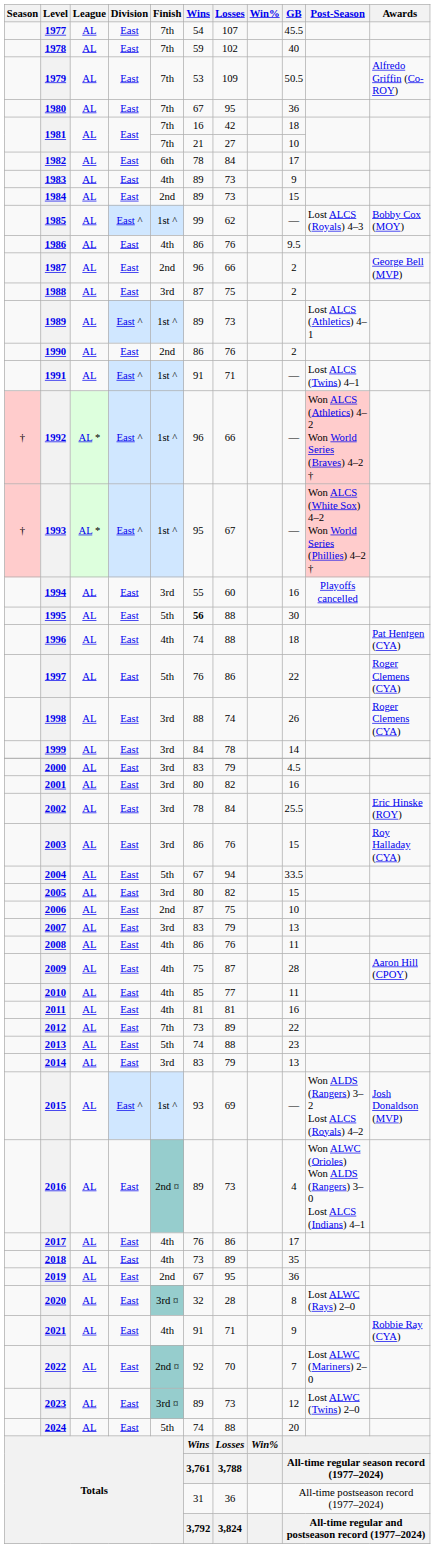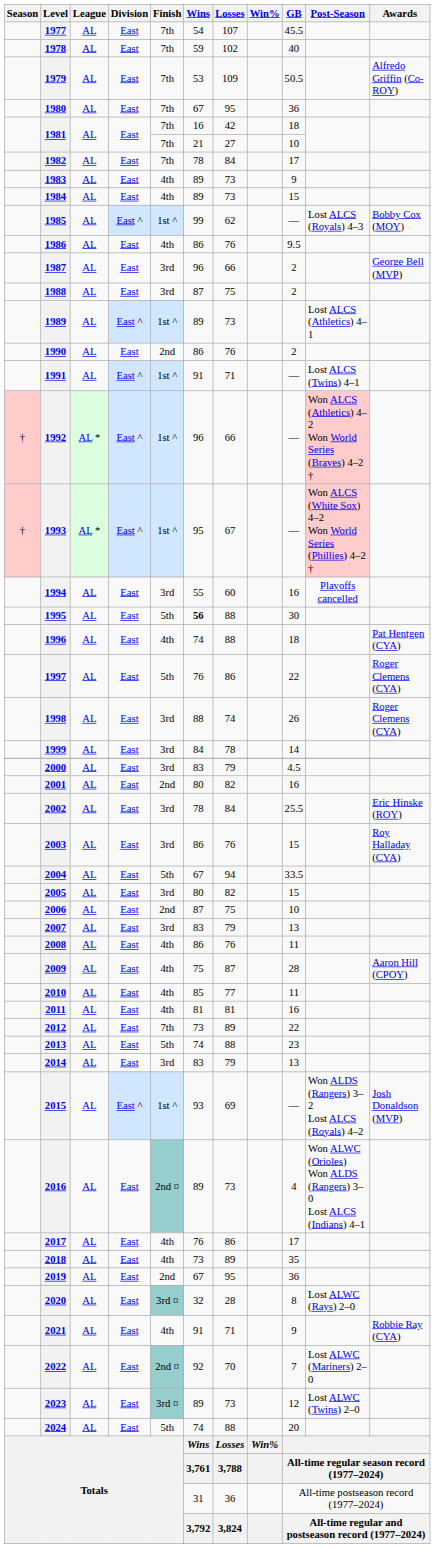(167, 161) 6th -> (167, 161) 7th
(167, 196) 2nd -> (167, 196) 4th
(167, 268) 2nd -> (167, 268) 3rd
(167, 784) 3rd -> (167, 784) 2nd
